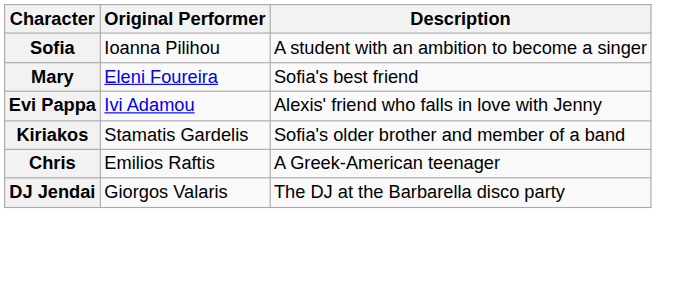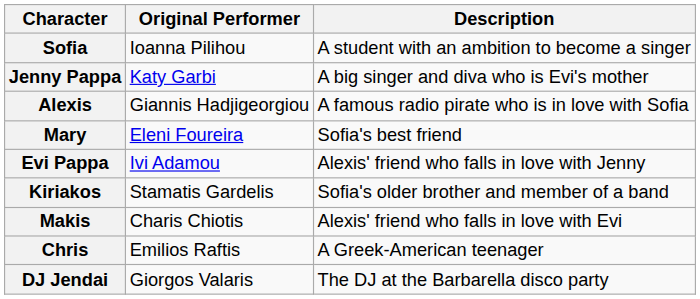+ row: (65, 76)
+ row: (65, 105)
+ row: (65, 221)
